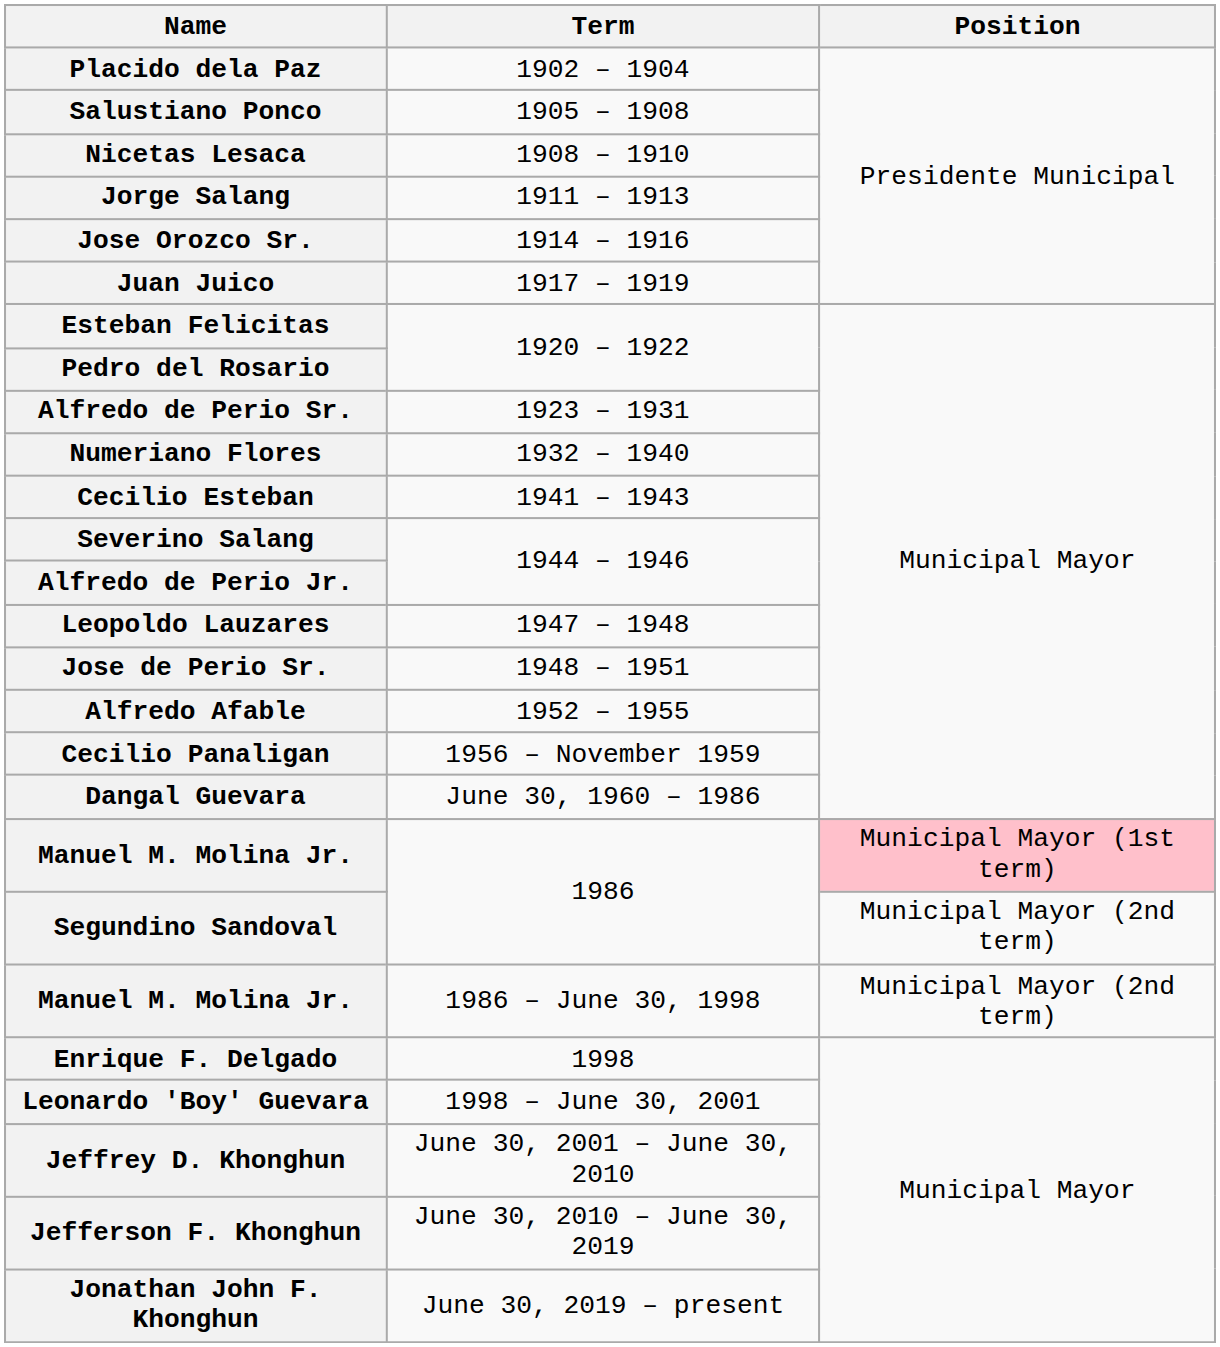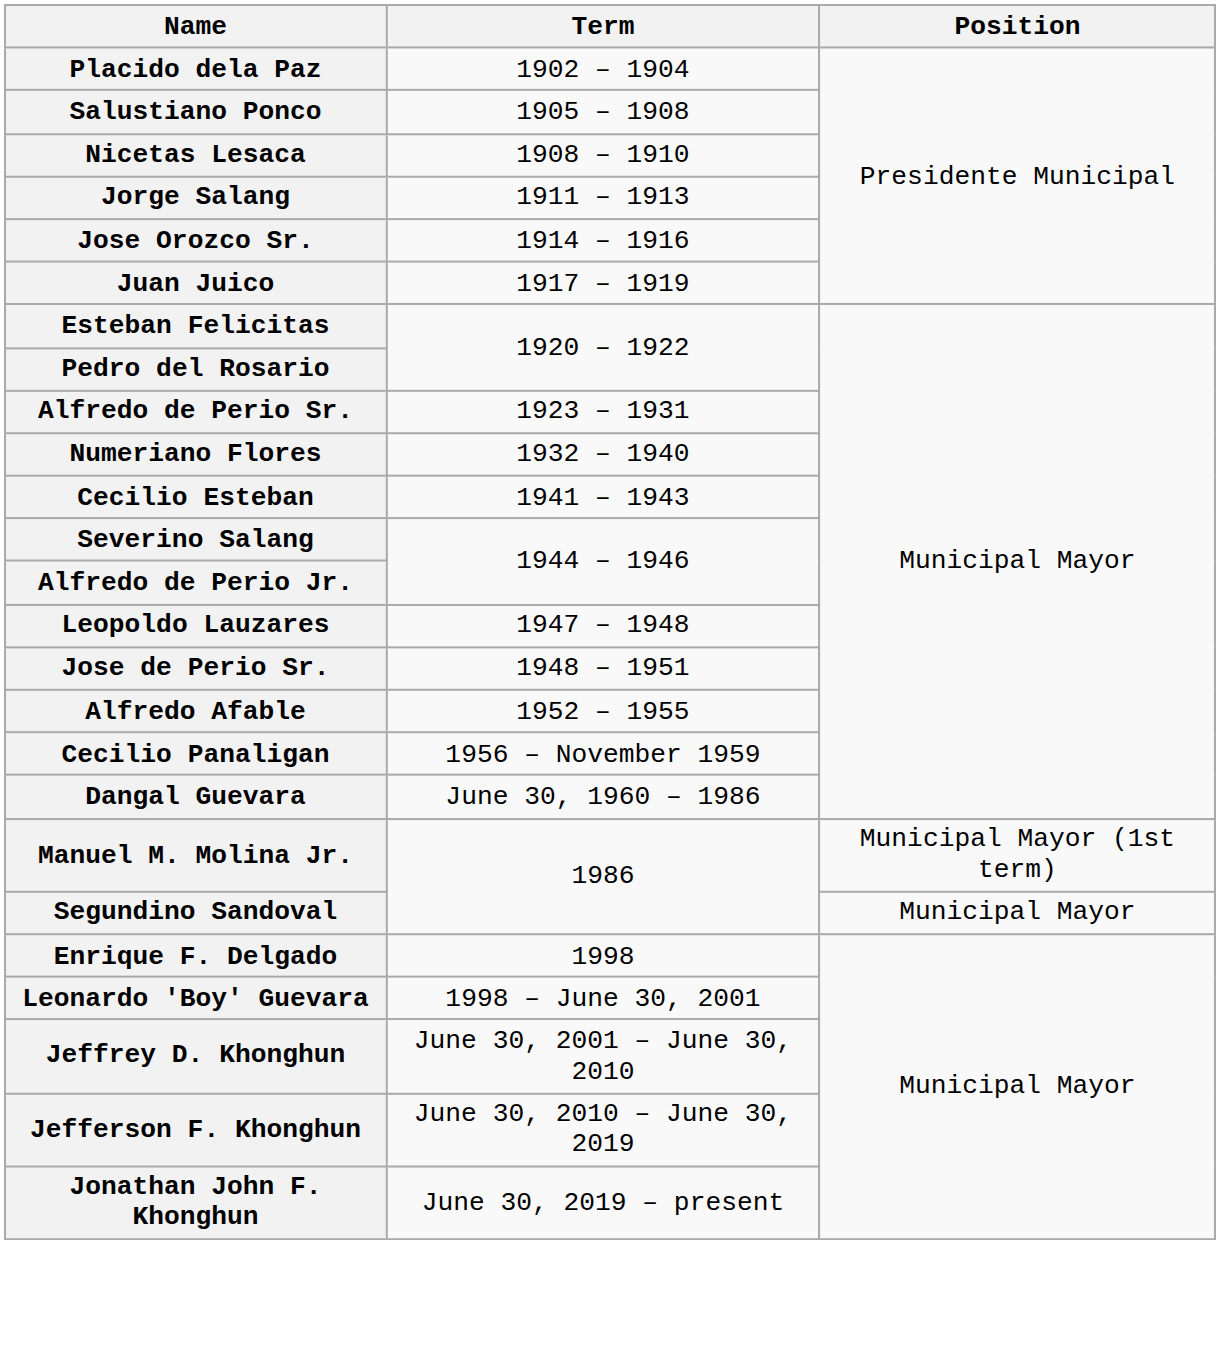(1017, 855) pink background -> (1017, 855) no background
(1017, 928) Municipal Mayor (2nd term) -> (1017, 913) Municipal Mayor
- row: (196, 1001)
